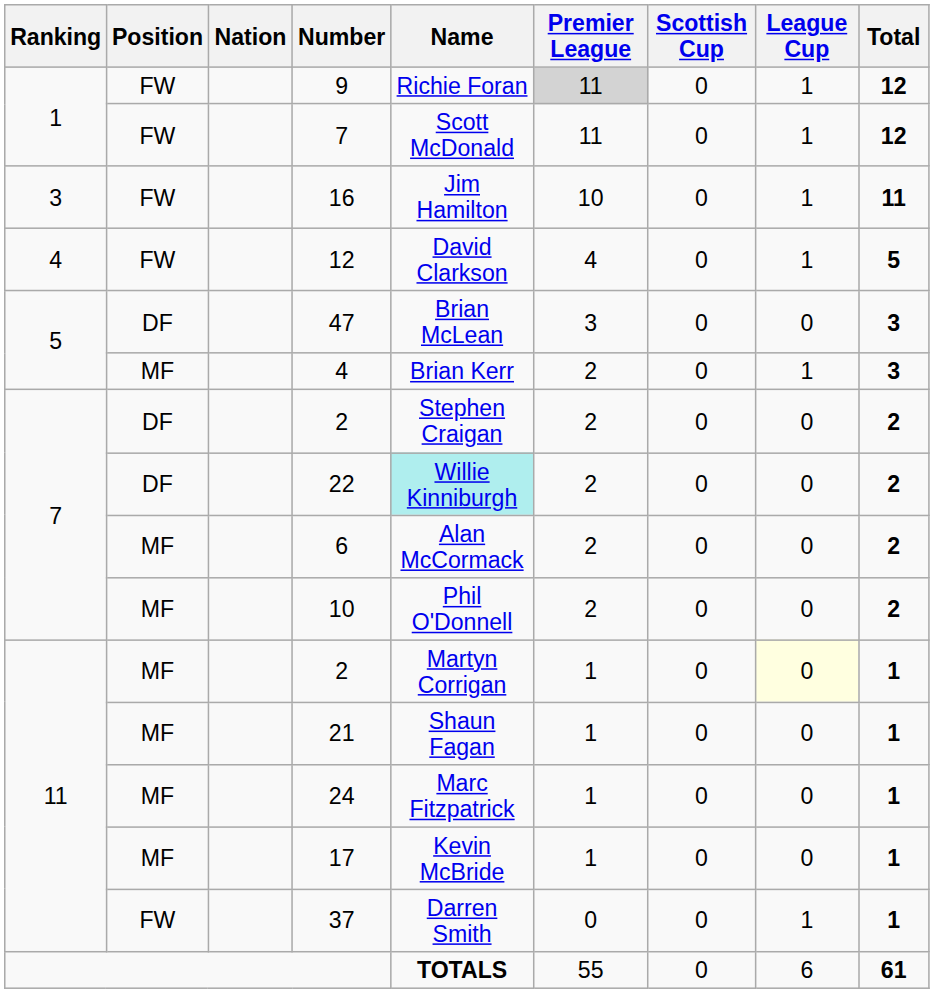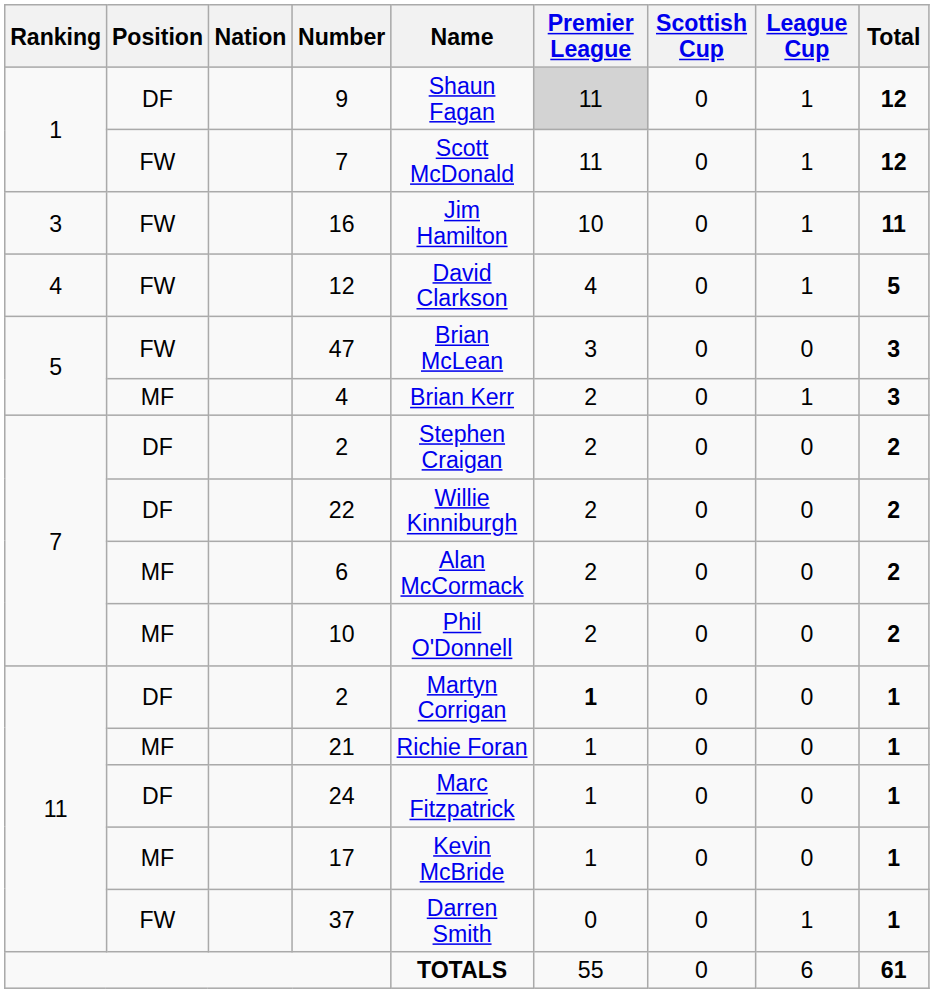(157, 86) FW -> (157, 99) DF
(462, 86) Richie Foran -> (462, 99) Shaun Fagan
(157, 322) DF -> (157, 348) FW
(462, 484) paleturquoise background -> (462, 510) no background
(157, 671) MF -> (157, 697) DF
(591, 671) normal -> (591, 697) bold
(807, 671) lightyellow background -> (807, 697) no background
(462, 733) Shaun Fagan -> (462, 746) Richie Foran
(157, 796) MF -> (157, 796) DF
